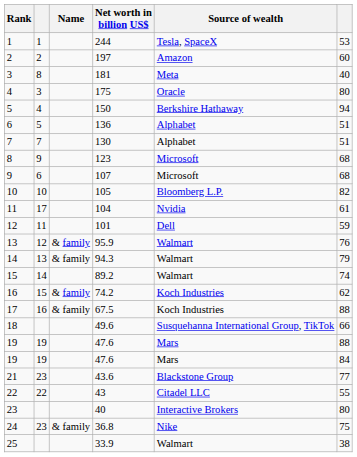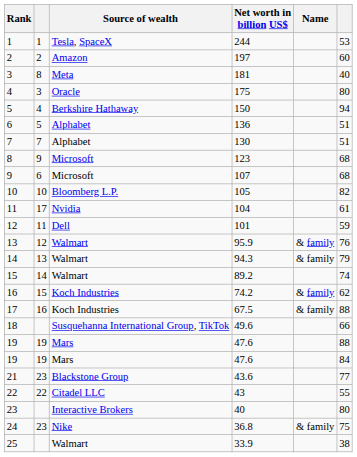columns swapped: (71, 18) <-> (246, 18)
